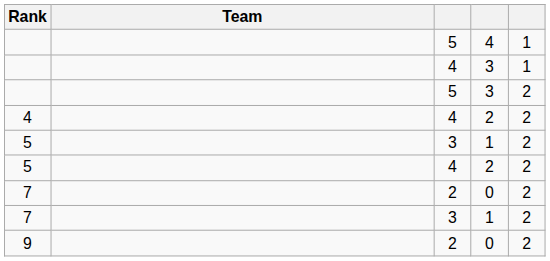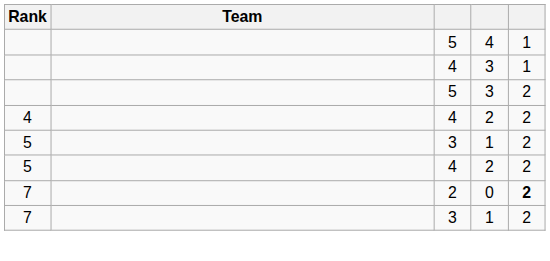(527, 192) normal -> (527, 192) bold
- row: (28, 243)
